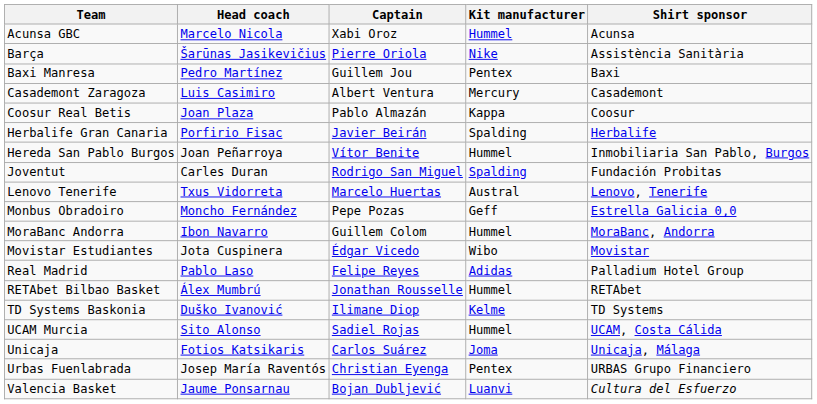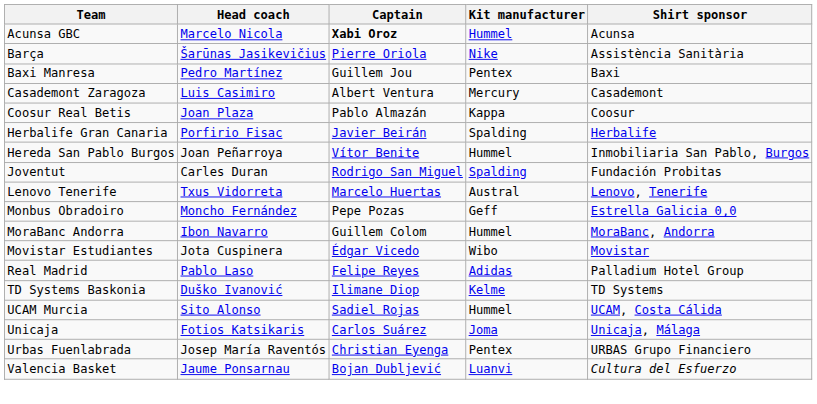(365, 34) normal -> (365, 34) bold
- row: (84, 290)
